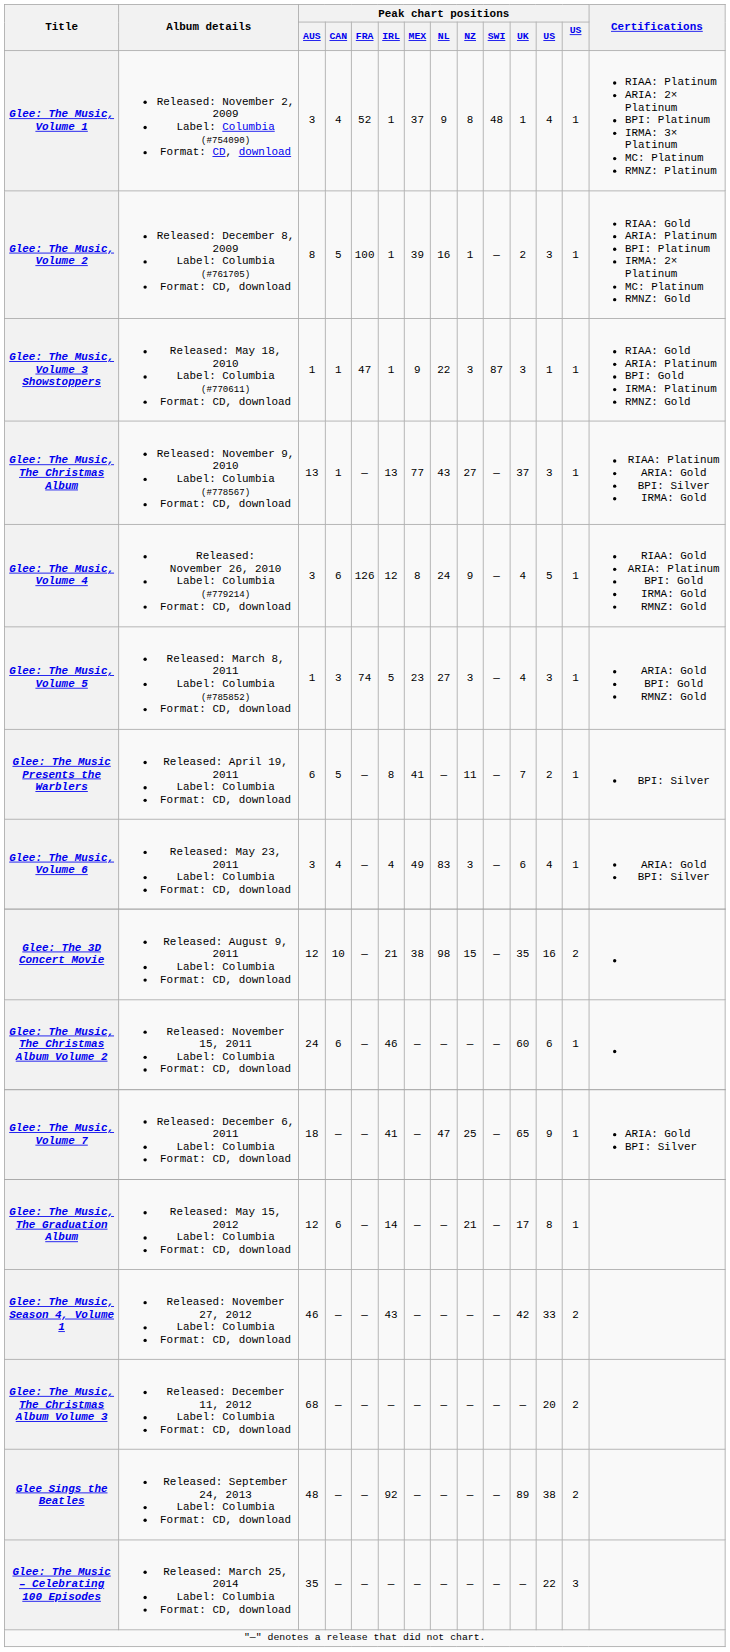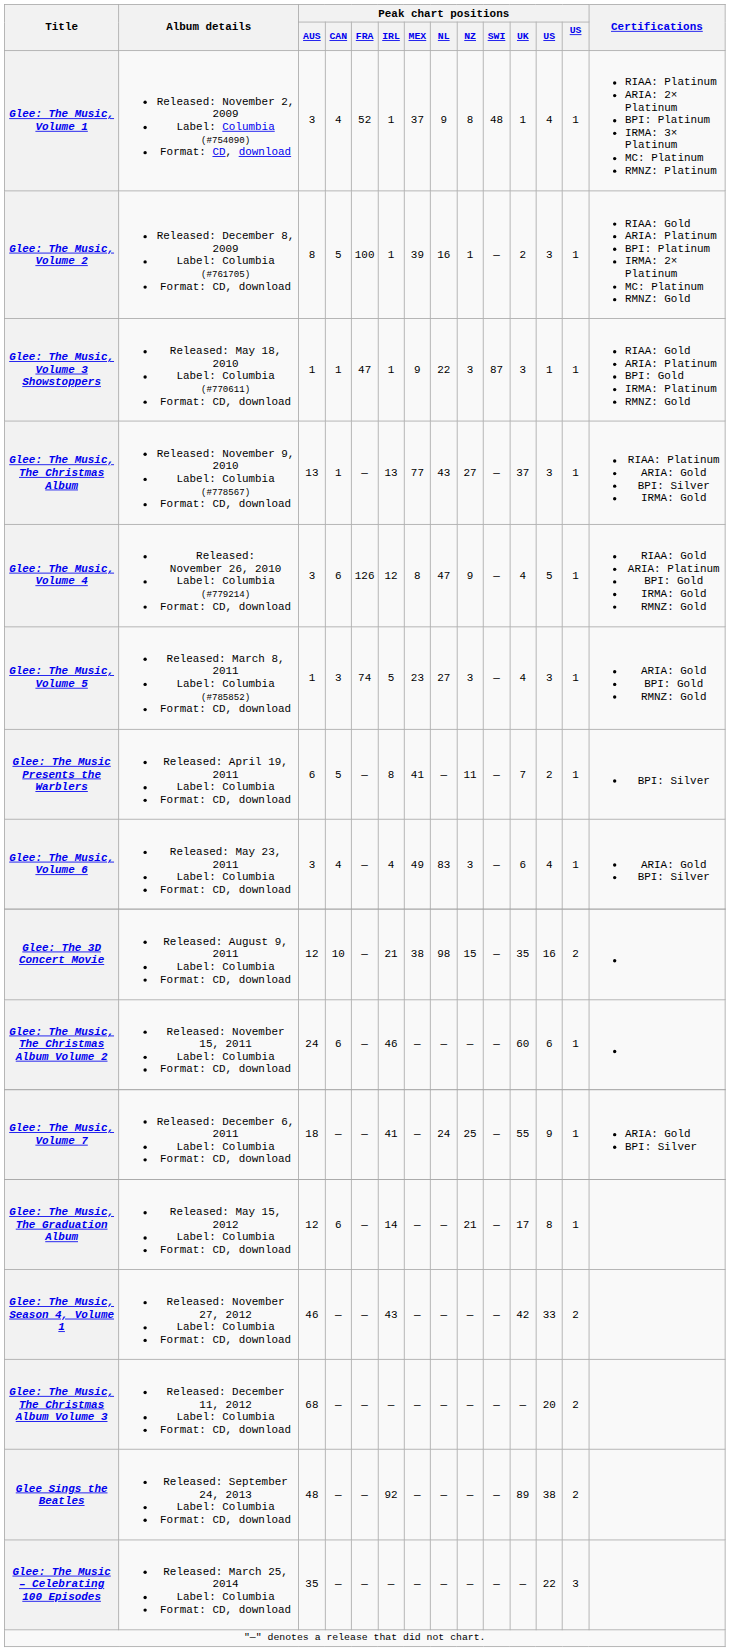(444, 575) 24 -> (444, 575) 47
(444, 1134) 47 -> (444, 1134) 24
(523, 1134) 65 -> (523, 1134) 55
